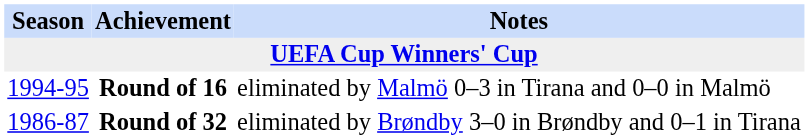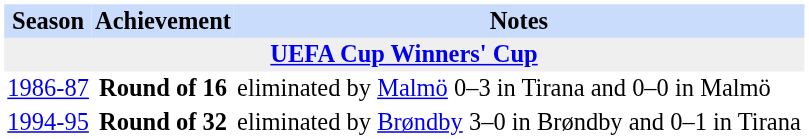(48, 88) 1994-95 -> (48, 88) 1986-87
(48, 121) 1986-87 -> (48, 121) 1994-95
